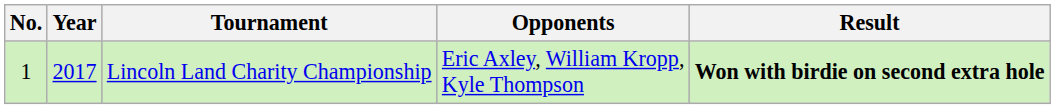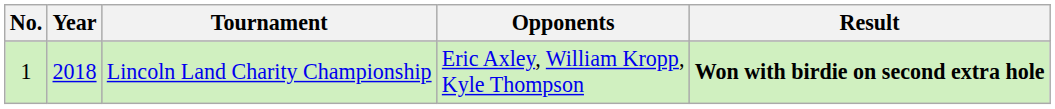(75, 72) 2017 -> (75, 72) 2018
